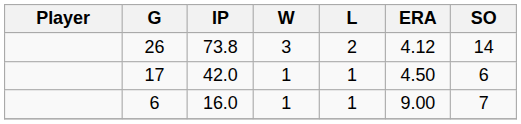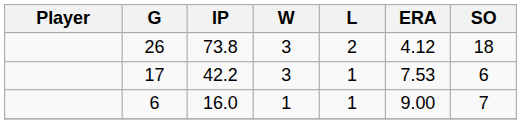(484, 47) 14 -> (484, 47) 18
(220, 75) 42.0 -> (220, 75) 42.2
(286, 75) 1 -> (286, 75) 3
(418, 75) 4.50 -> (418, 75) 7.53
